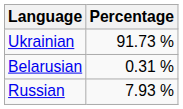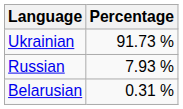rows swapped: (36, 91) <-> (45, 66)
